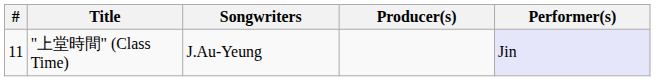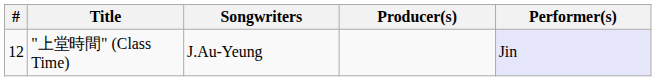(16, 52) 11 -> (16, 52) 12
